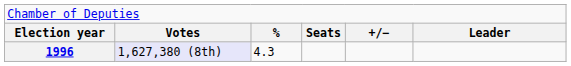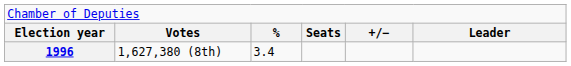(170, 52) lavender background -> (170, 52) no background
(264, 52) 4.3 -> (264, 52) 3.4
